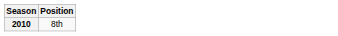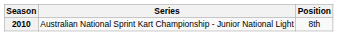+ column: (167, 11)
